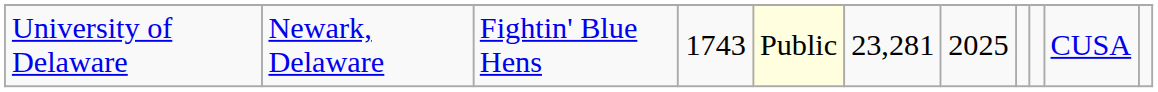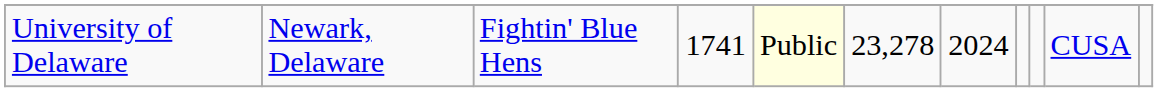(716, 45) 1743 -> (716, 45) 1741
(893, 45) 23,281 -> (893, 45) 23,278
(978, 45) 2025 -> (978, 45) 2024
